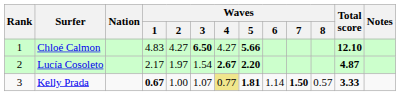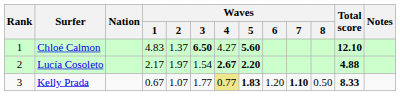(178, 47) 4.27 -> (178, 47) 1.37
(251, 47) 5.66 -> (251, 47) 5.60
(350, 64) 4.87 -> (350, 64) 4.88
(154, 82) bold -> (154, 82) normal
(178, 82) 1.00 -> (178, 82) 1.07
(203, 82) 1.07 -> (203, 82) 1.77
(251, 82) 1.81 -> (251, 82) 1.83
(275, 82) 1.14 -> (275, 82) 1.20
(299, 82) 1.50 -> (299, 82) 1.10
(323, 82) 0.57 -> (323, 82) 0.50
(350, 82) 3.33 -> (350, 82) 8.33
